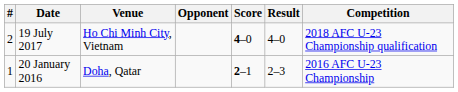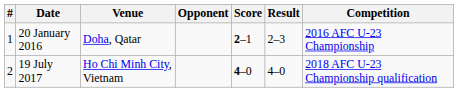rows swapped: (44, 71) <-> (36, 39)
